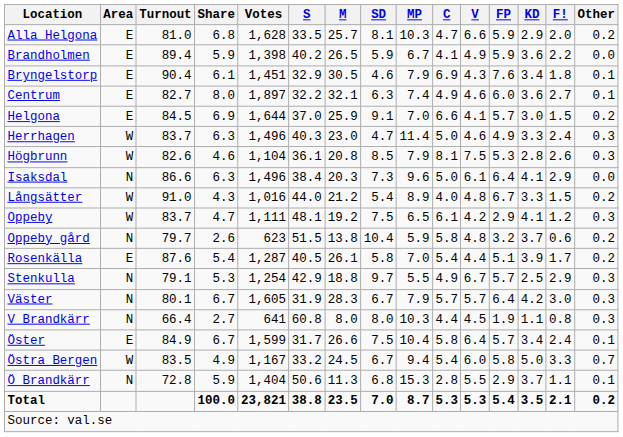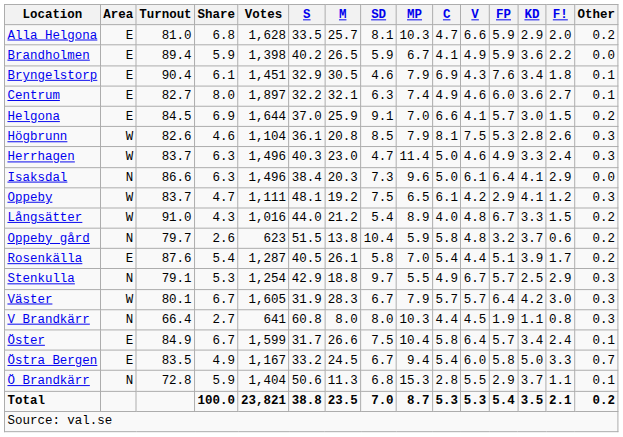rows swapped: (41, 137) <-> (37, 157)
rows swapped: (45, 198) <-> (30, 218)
(129, 299) N -> (129, 299) W
(129, 360) W -> (129, 360) E
